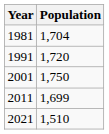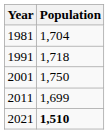(54, 56) 1,720 -> (54, 56) 1,718
(54, 118) normal -> (54, 118) bold
